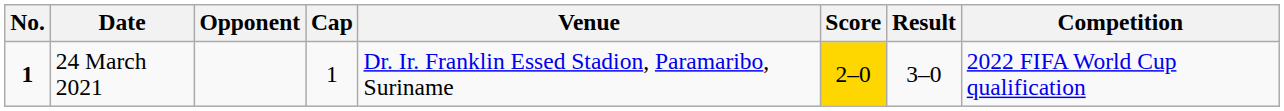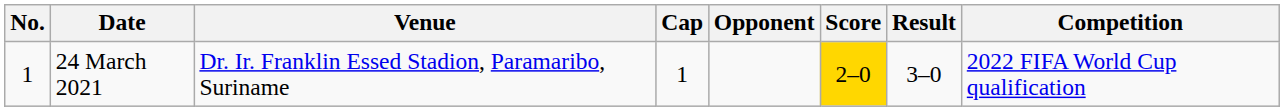columns swapped: (589, 23) <-> (250, 23)
(27, 73) bold -> (27, 73) normal
